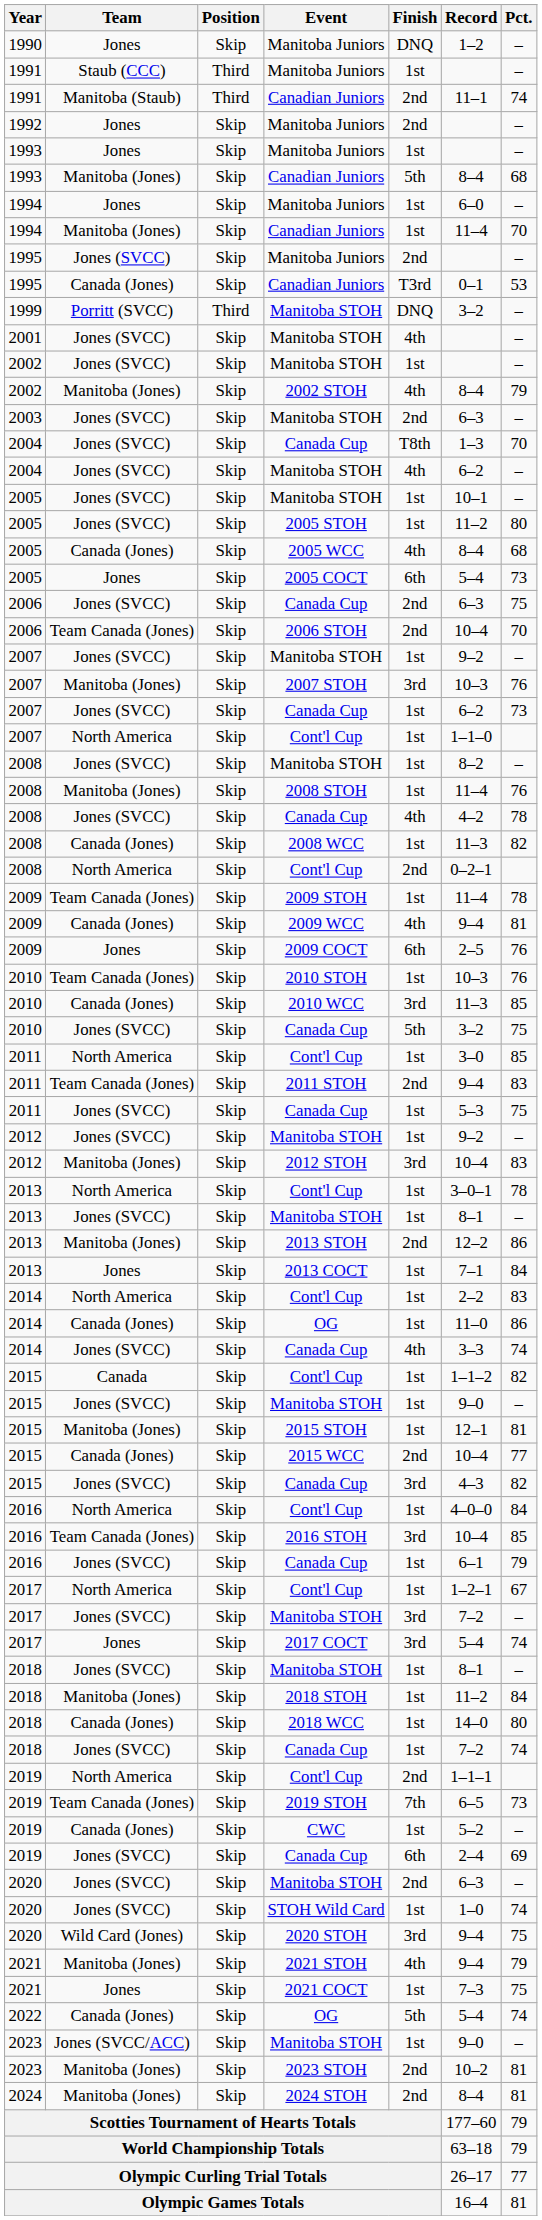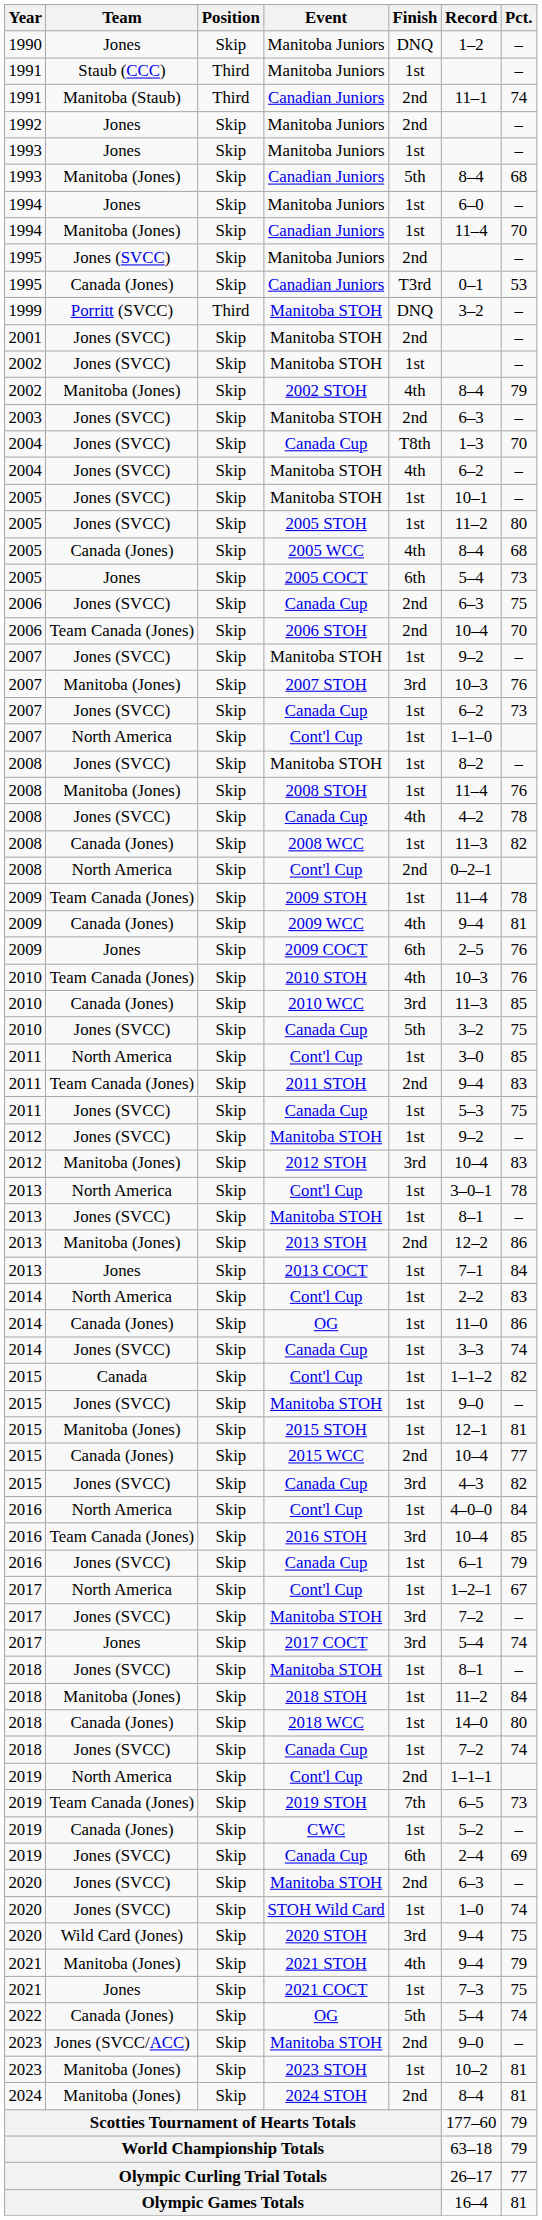(415, 337) 4th -> (415, 337) 2nd
(415, 976) 1st -> (415, 976) 4th
(415, 1350) 4th -> (415, 1350) 1st
(415, 2042) 1st -> (415, 2042) 2nd
(415, 2069) 2nd -> (415, 2069) 1st
